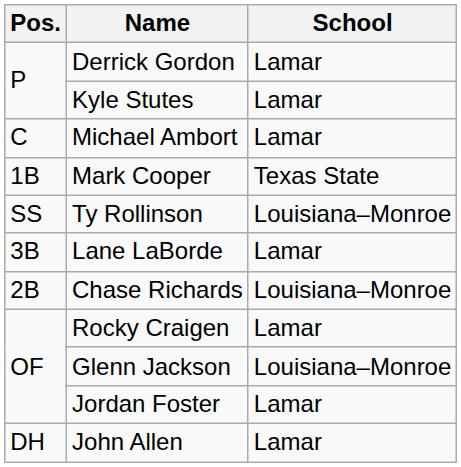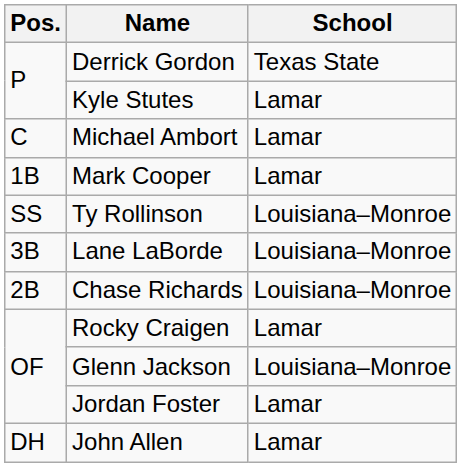(288, 61) Lamar -> (317, 61) Texas State
(317, 175) Texas State -> (288, 175) Lamar
(288, 251) Lamar -> (353, 251) Louisiana–Monroe
